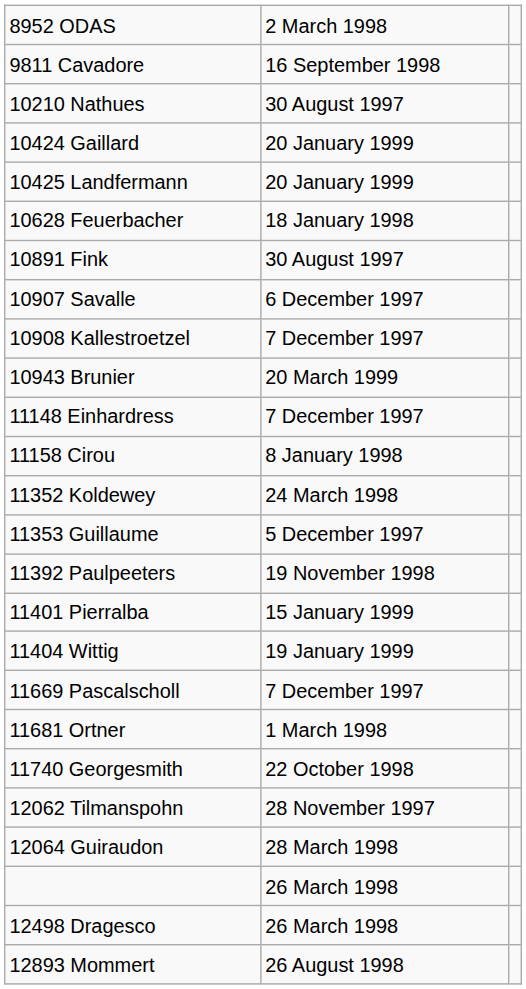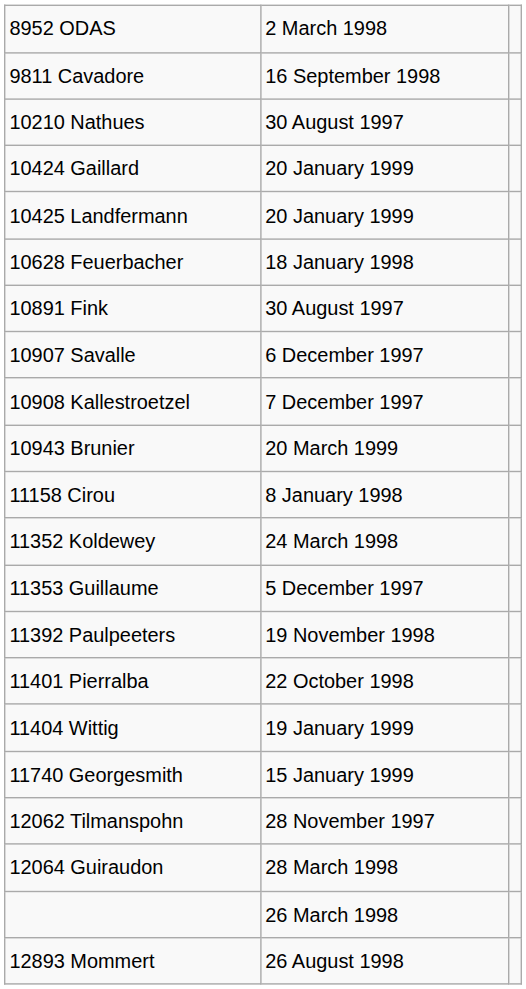- row: (92, 417)
(339, 612) 15 January 1999 -> (339, 681) 22 October 1998
- row: (95, 690)
- row: (67, 730)
(339, 769) 22 October 1998 -> (339, 774) 15 January 1999
- row: (83, 925)
